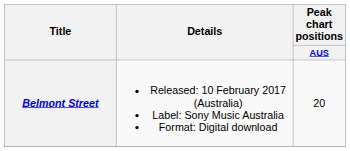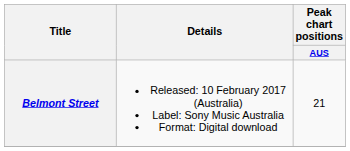(319, 103) 20 -> (319, 103) 21
